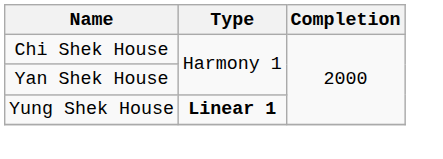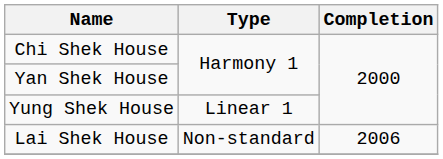(232, 109) bold -> (249, 109) normal
+ row: (92, 139)
